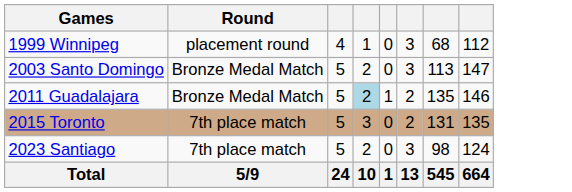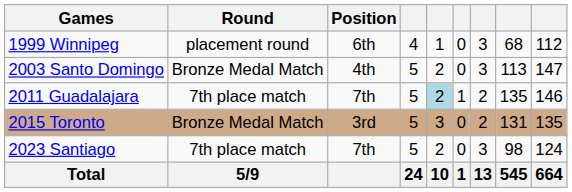+ column: (364, 18)
(248, 97) Bronze Medal Match -> (248, 97) 7th place match
(248, 123) 7th place match -> (248, 123) Bronze Medal Match
